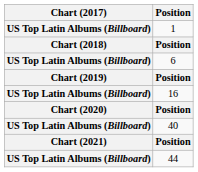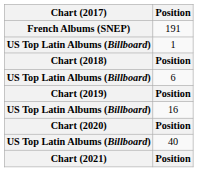+ row: (173, 28)
- row: (173, 158)
